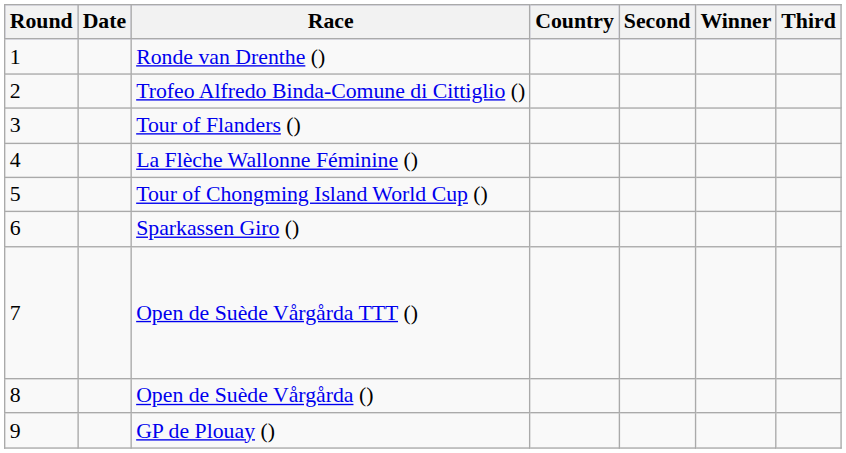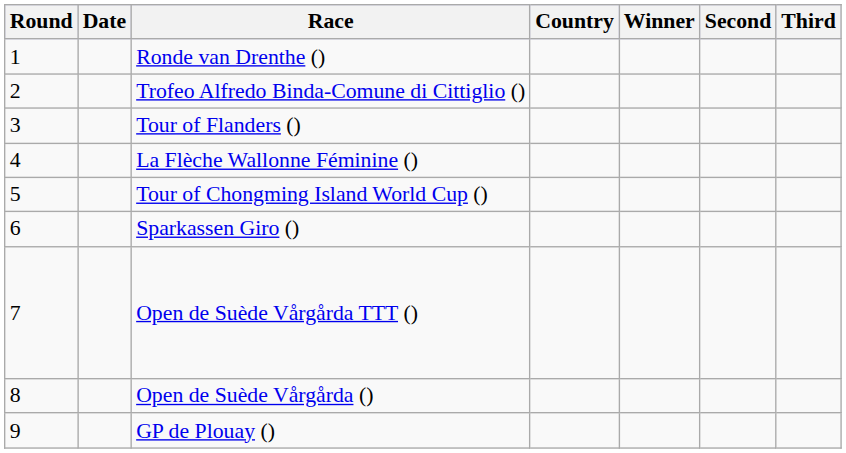columns swapped: (736, 21) <-> (657, 21)
